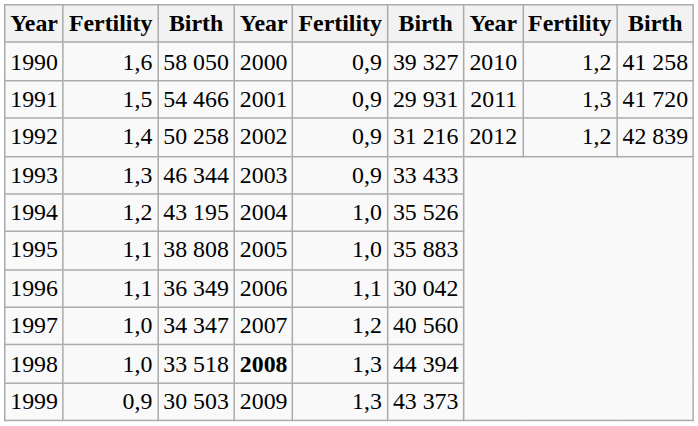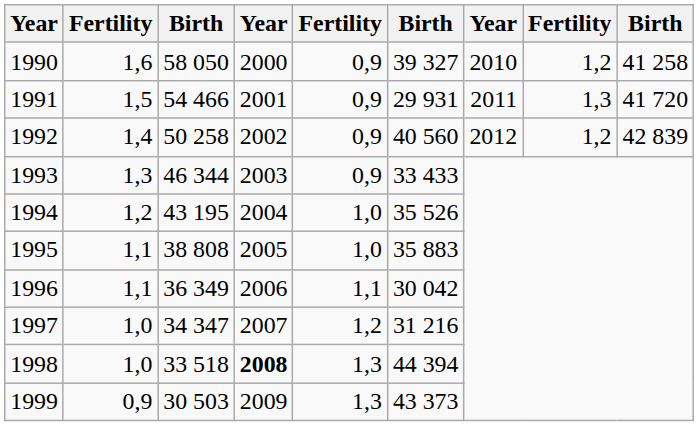(426, 136) 31 216 -> (426, 136) 40 560
(426, 325) 40 560 -> (426, 325) 31 216
